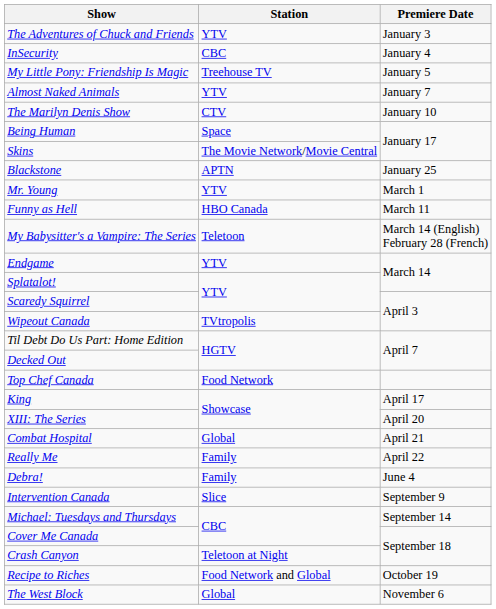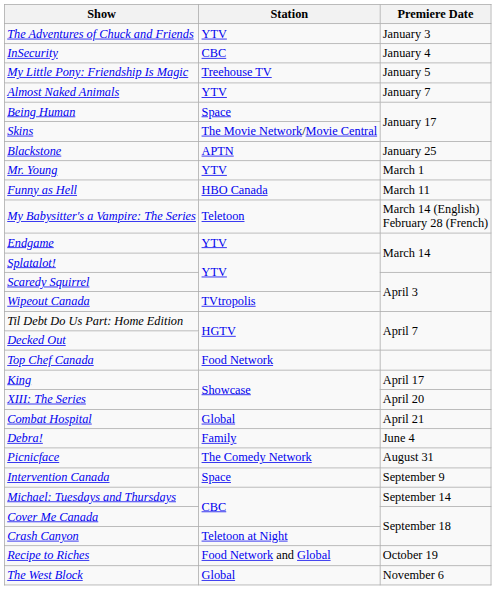- row: (69, 111)
- row: (32, 457)
+ row: (33, 457)
(214, 497) Slice -> (216, 477) Space
